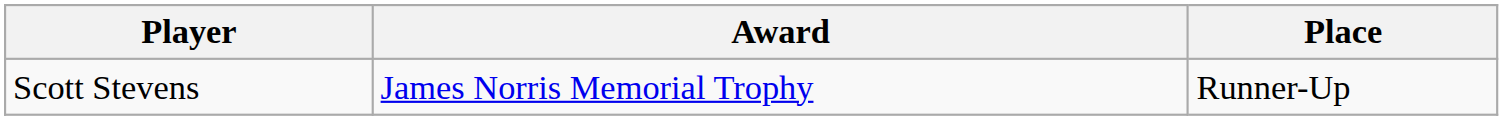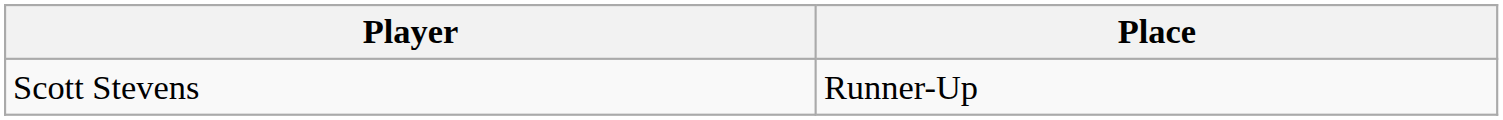- column: (781, 31)
